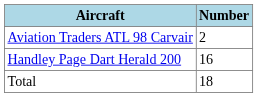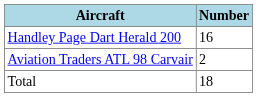rows swapped: (100, 37) <-> (94, 59)
